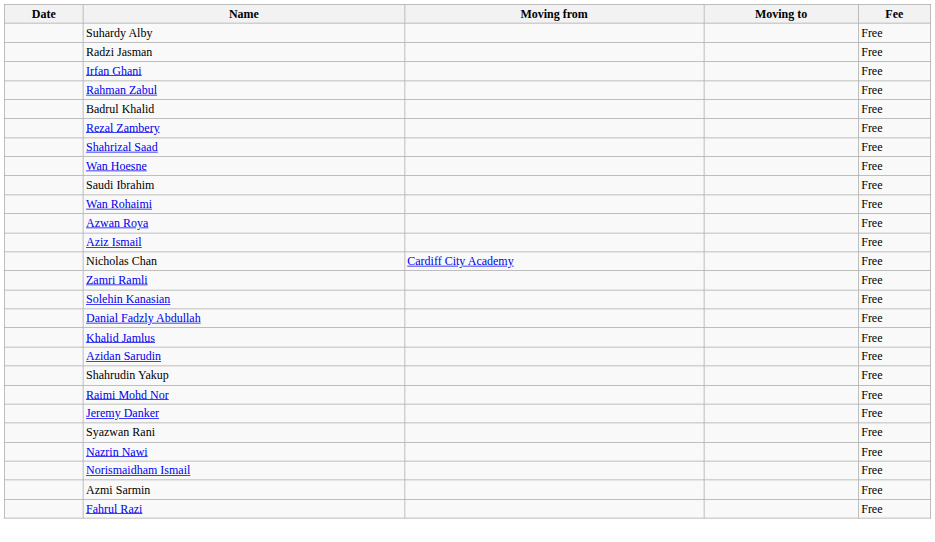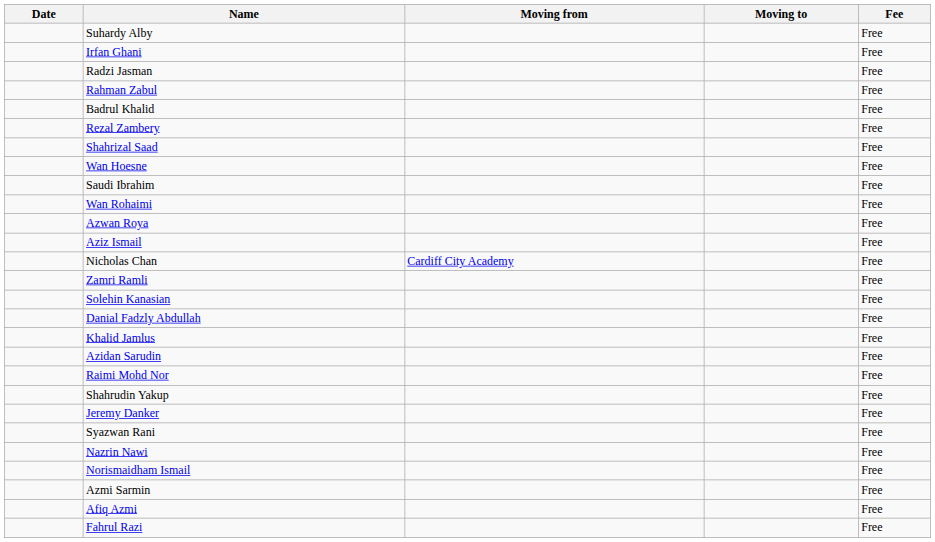rows swapped: (119, 52) <-> (114, 71)
rows swapped: (127, 375) <-> (127, 394)
+ row: (112, 508)
